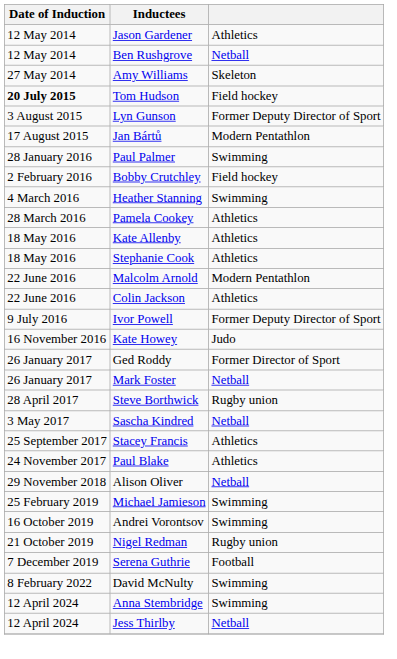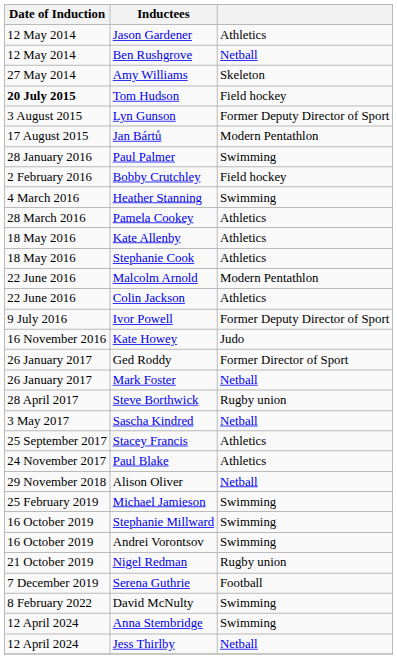+ row: (163, 522)
